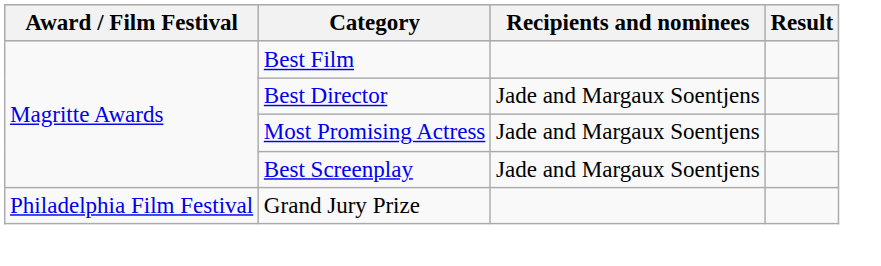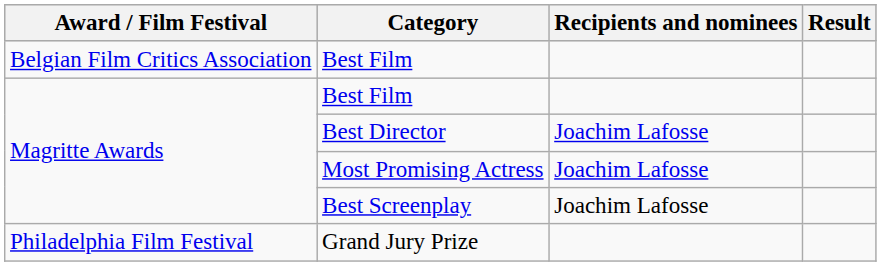+ row: (161, 59)
(628, 95) Jade and Margaux Soentjens -> (631, 132) Joachim Lafosse
(628, 132) Jade and Margaux Soentjens -> (631, 168) Joachim Lafosse
(628, 168) Jade and Margaux Soentjens -> (631, 205) Joachim Lafosse
